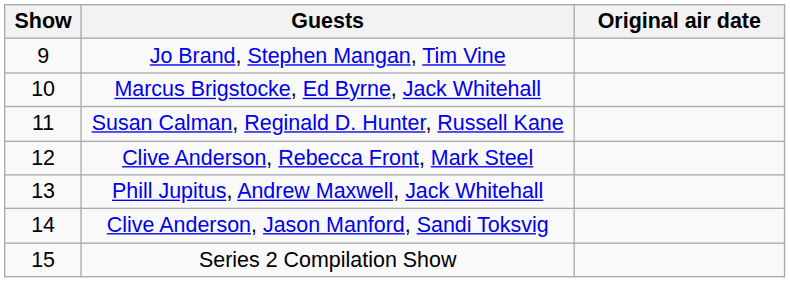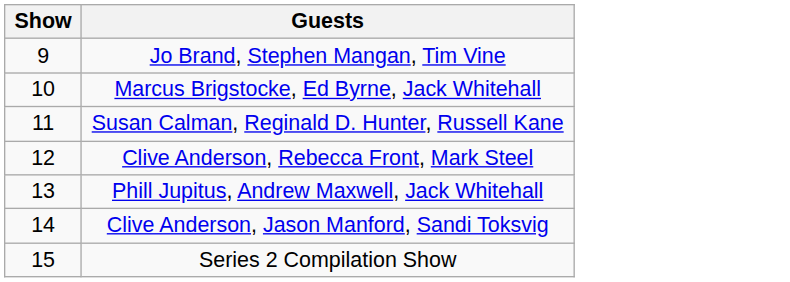- column: (679, 21)
